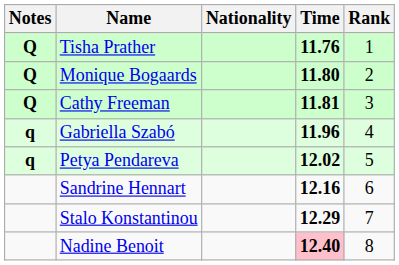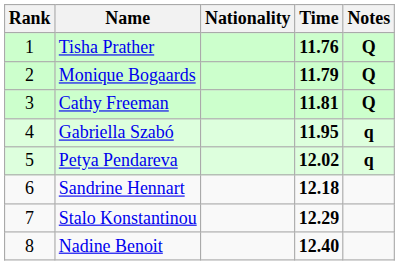columns swapped: (369, 18) <-> (30, 18)
(320, 75) 11.80 -> (319, 75) 11.79
(320, 132) 11.96 -> (319, 132) 11.95
(320, 189) 12.16 -> (319, 189) 12.18
(320, 246) pink background -> (319, 246) no background
